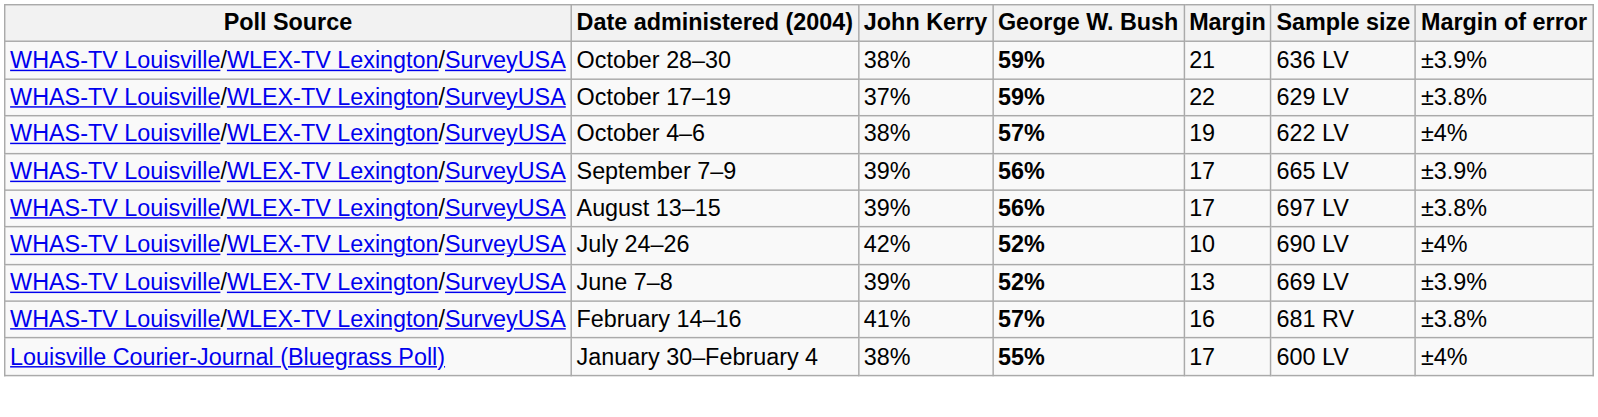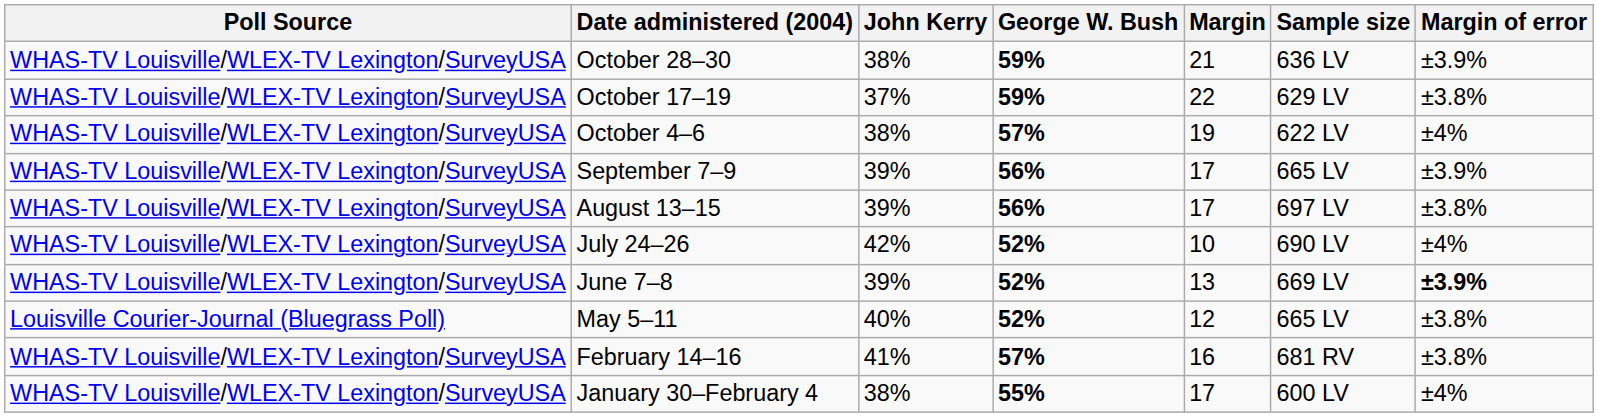(1454, 282) normal -> (1454, 282) bold
+ row: (627, 319)
(228, 356) Louisville Courier-Journal (Bluegrass Poll) -> (288, 393) WHAS-TV Louisville/WLEX-TV Lexington/SurveyUSA
